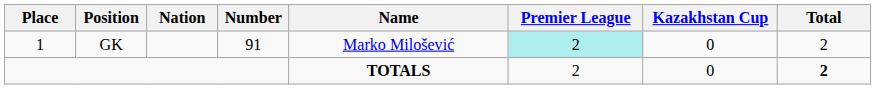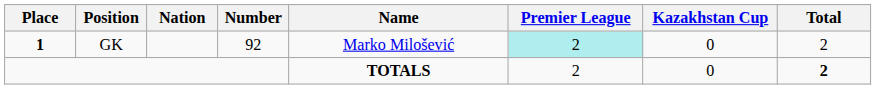(40, 44) normal -> (40, 44) bold
(253, 44) 91 -> (253, 44) 92
